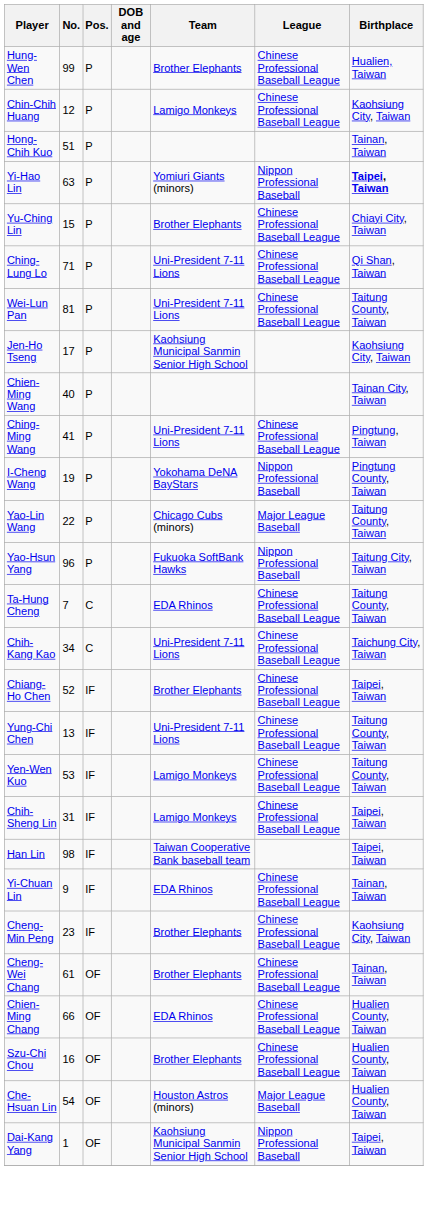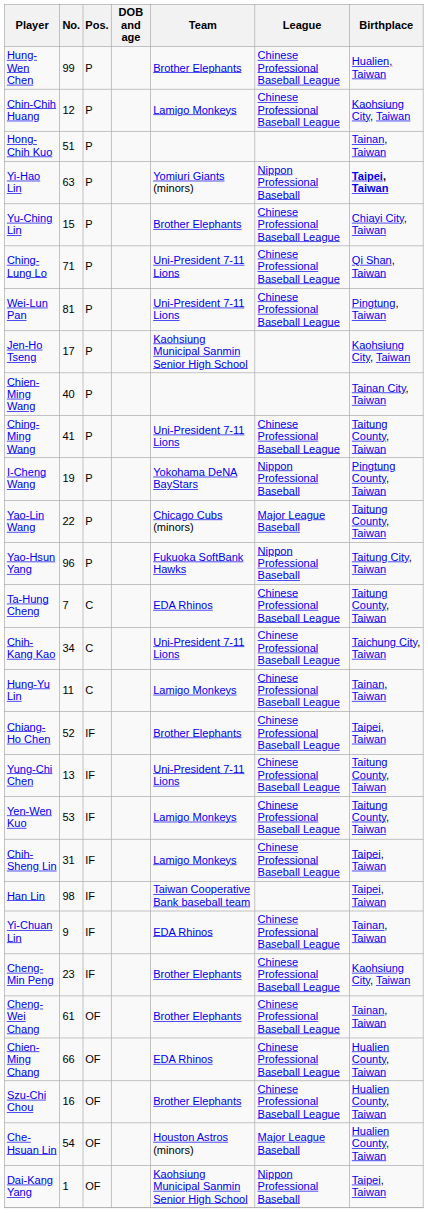(370, 309) Taitung County, Taiwan -> (375, 309) Pingtung, Taiwan
(375, 436) Pingtung, Taiwan -> (370, 436) Taitung County, Taiwan
+ row: (28, 690)
